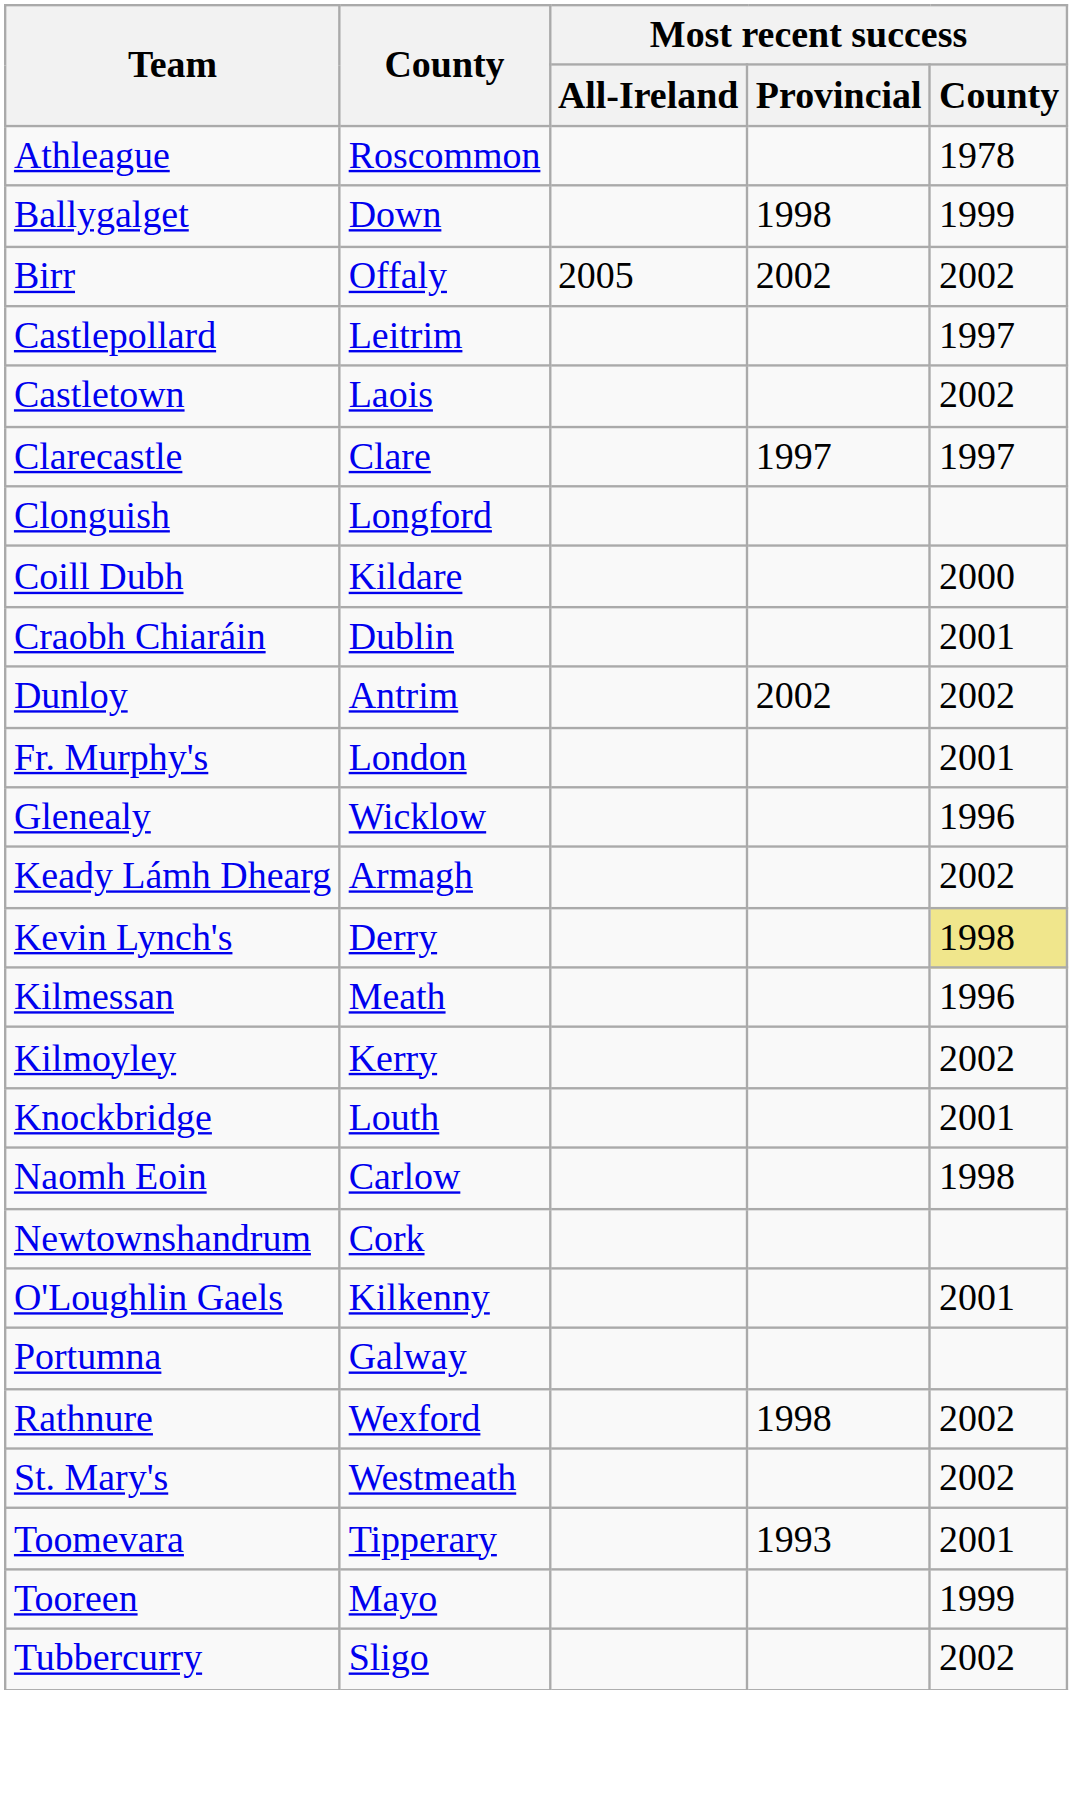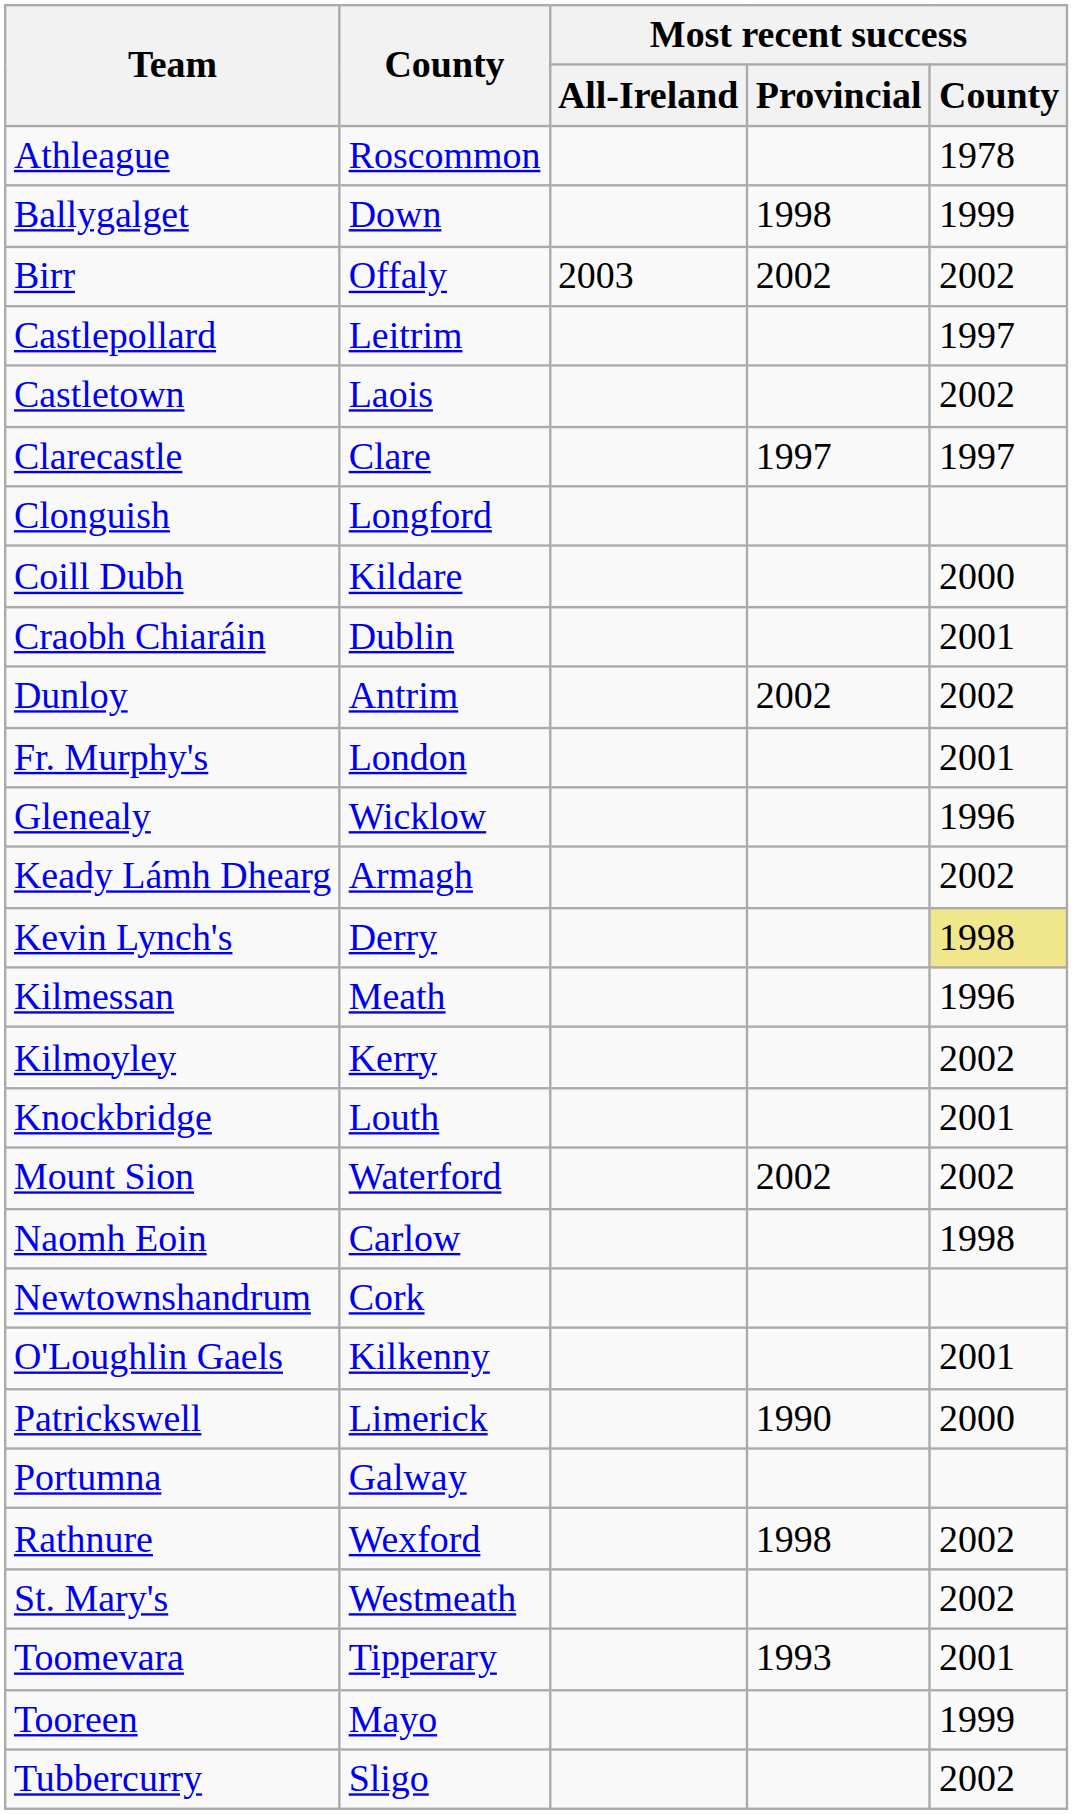(596, 275) 2005 -> (596, 275) 2003
+ row: (104, 1177)
+ row: (108, 1417)
